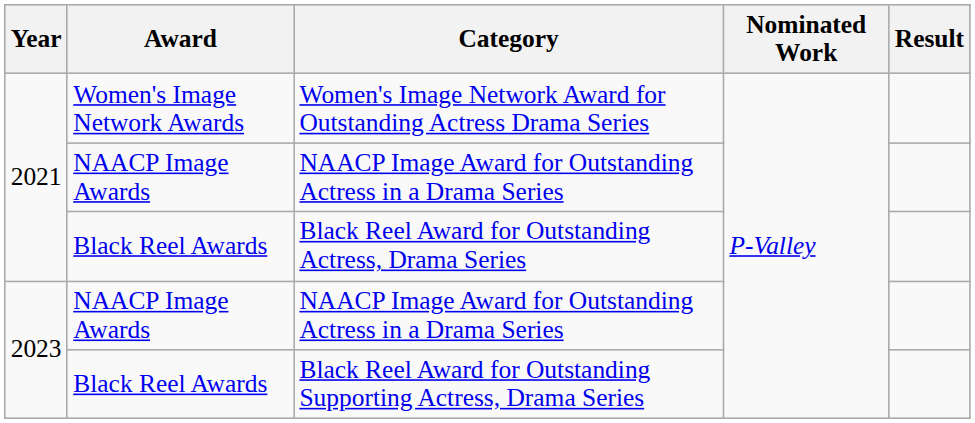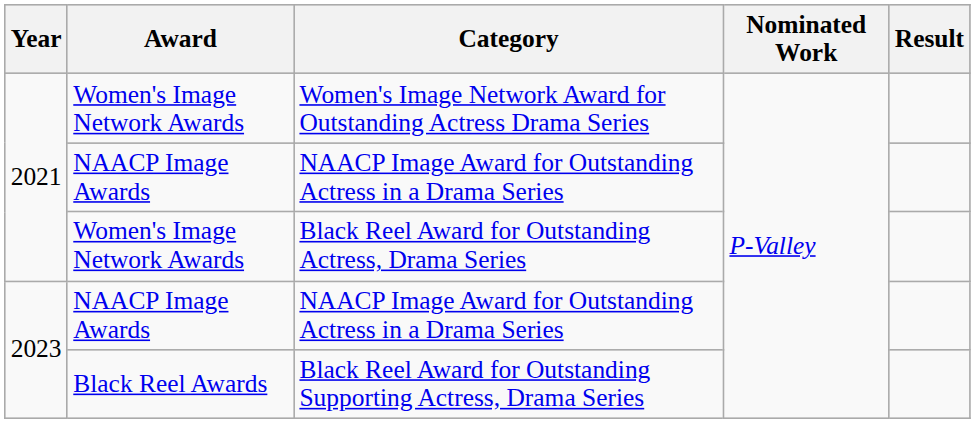(170, 245) Black Reel Awards -> (159, 245) Women's Image Network Awards
